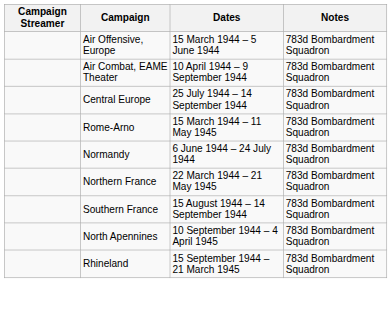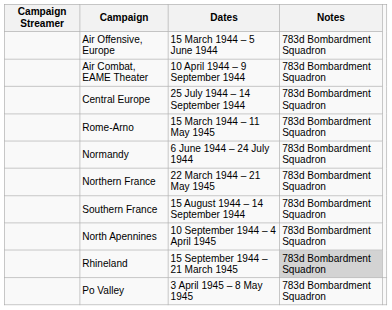(330, 264) no background -> (326, 264) lightgrey background
+ row: (103, 291)
